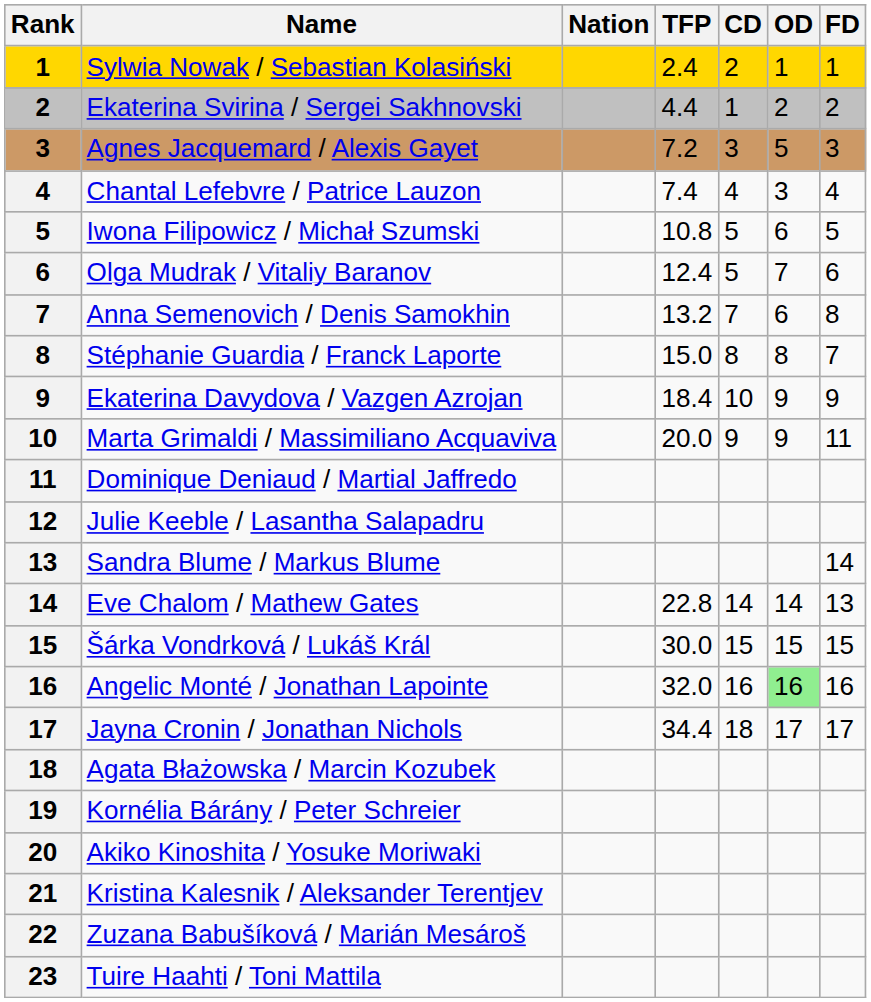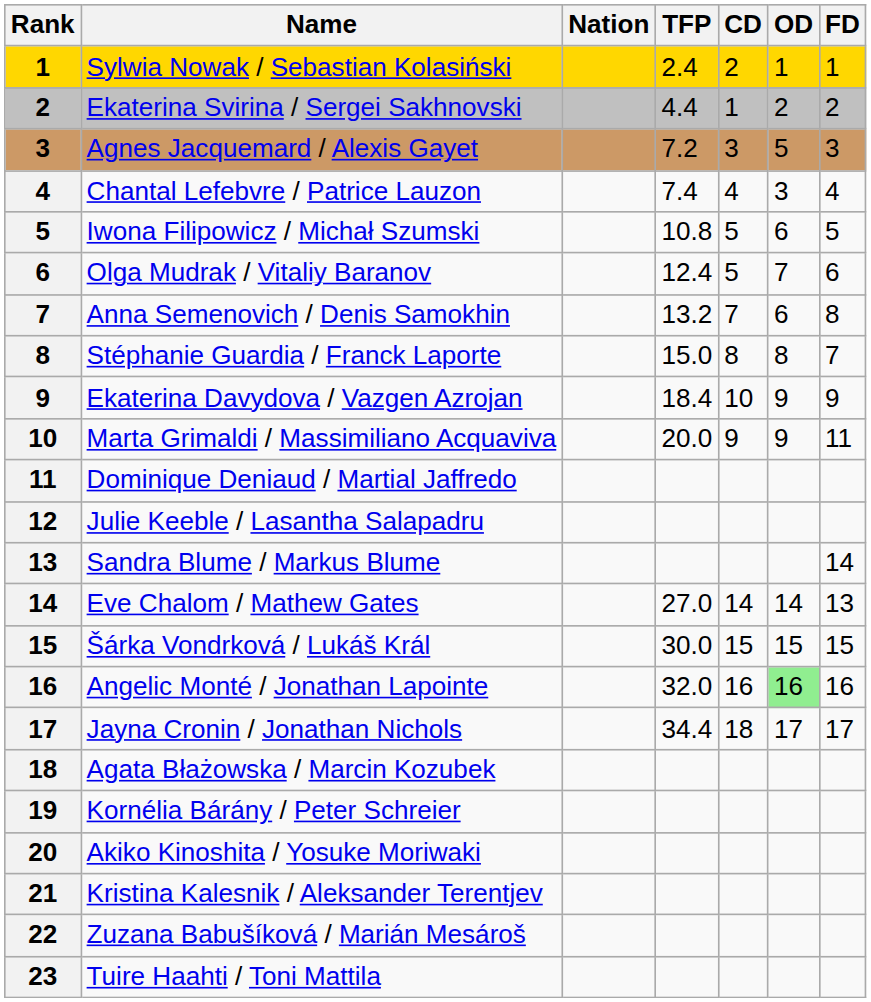(687, 604) 22.8 -> (687, 604) 27.0
